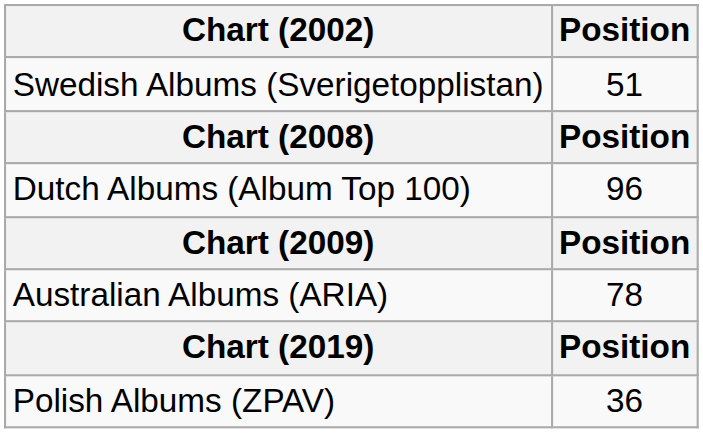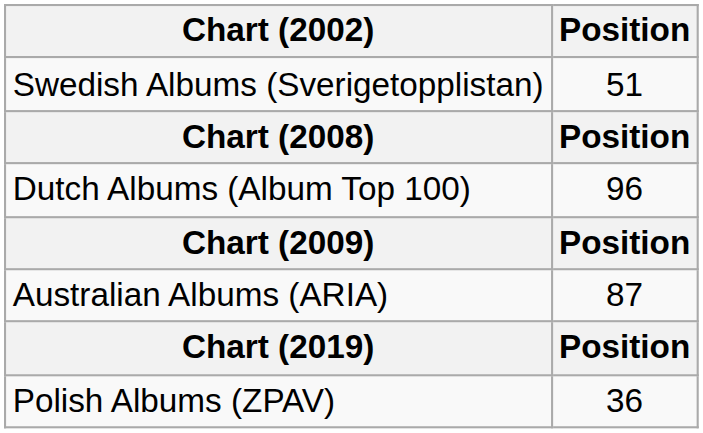(625, 294) 78 -> (625, 294) 87
